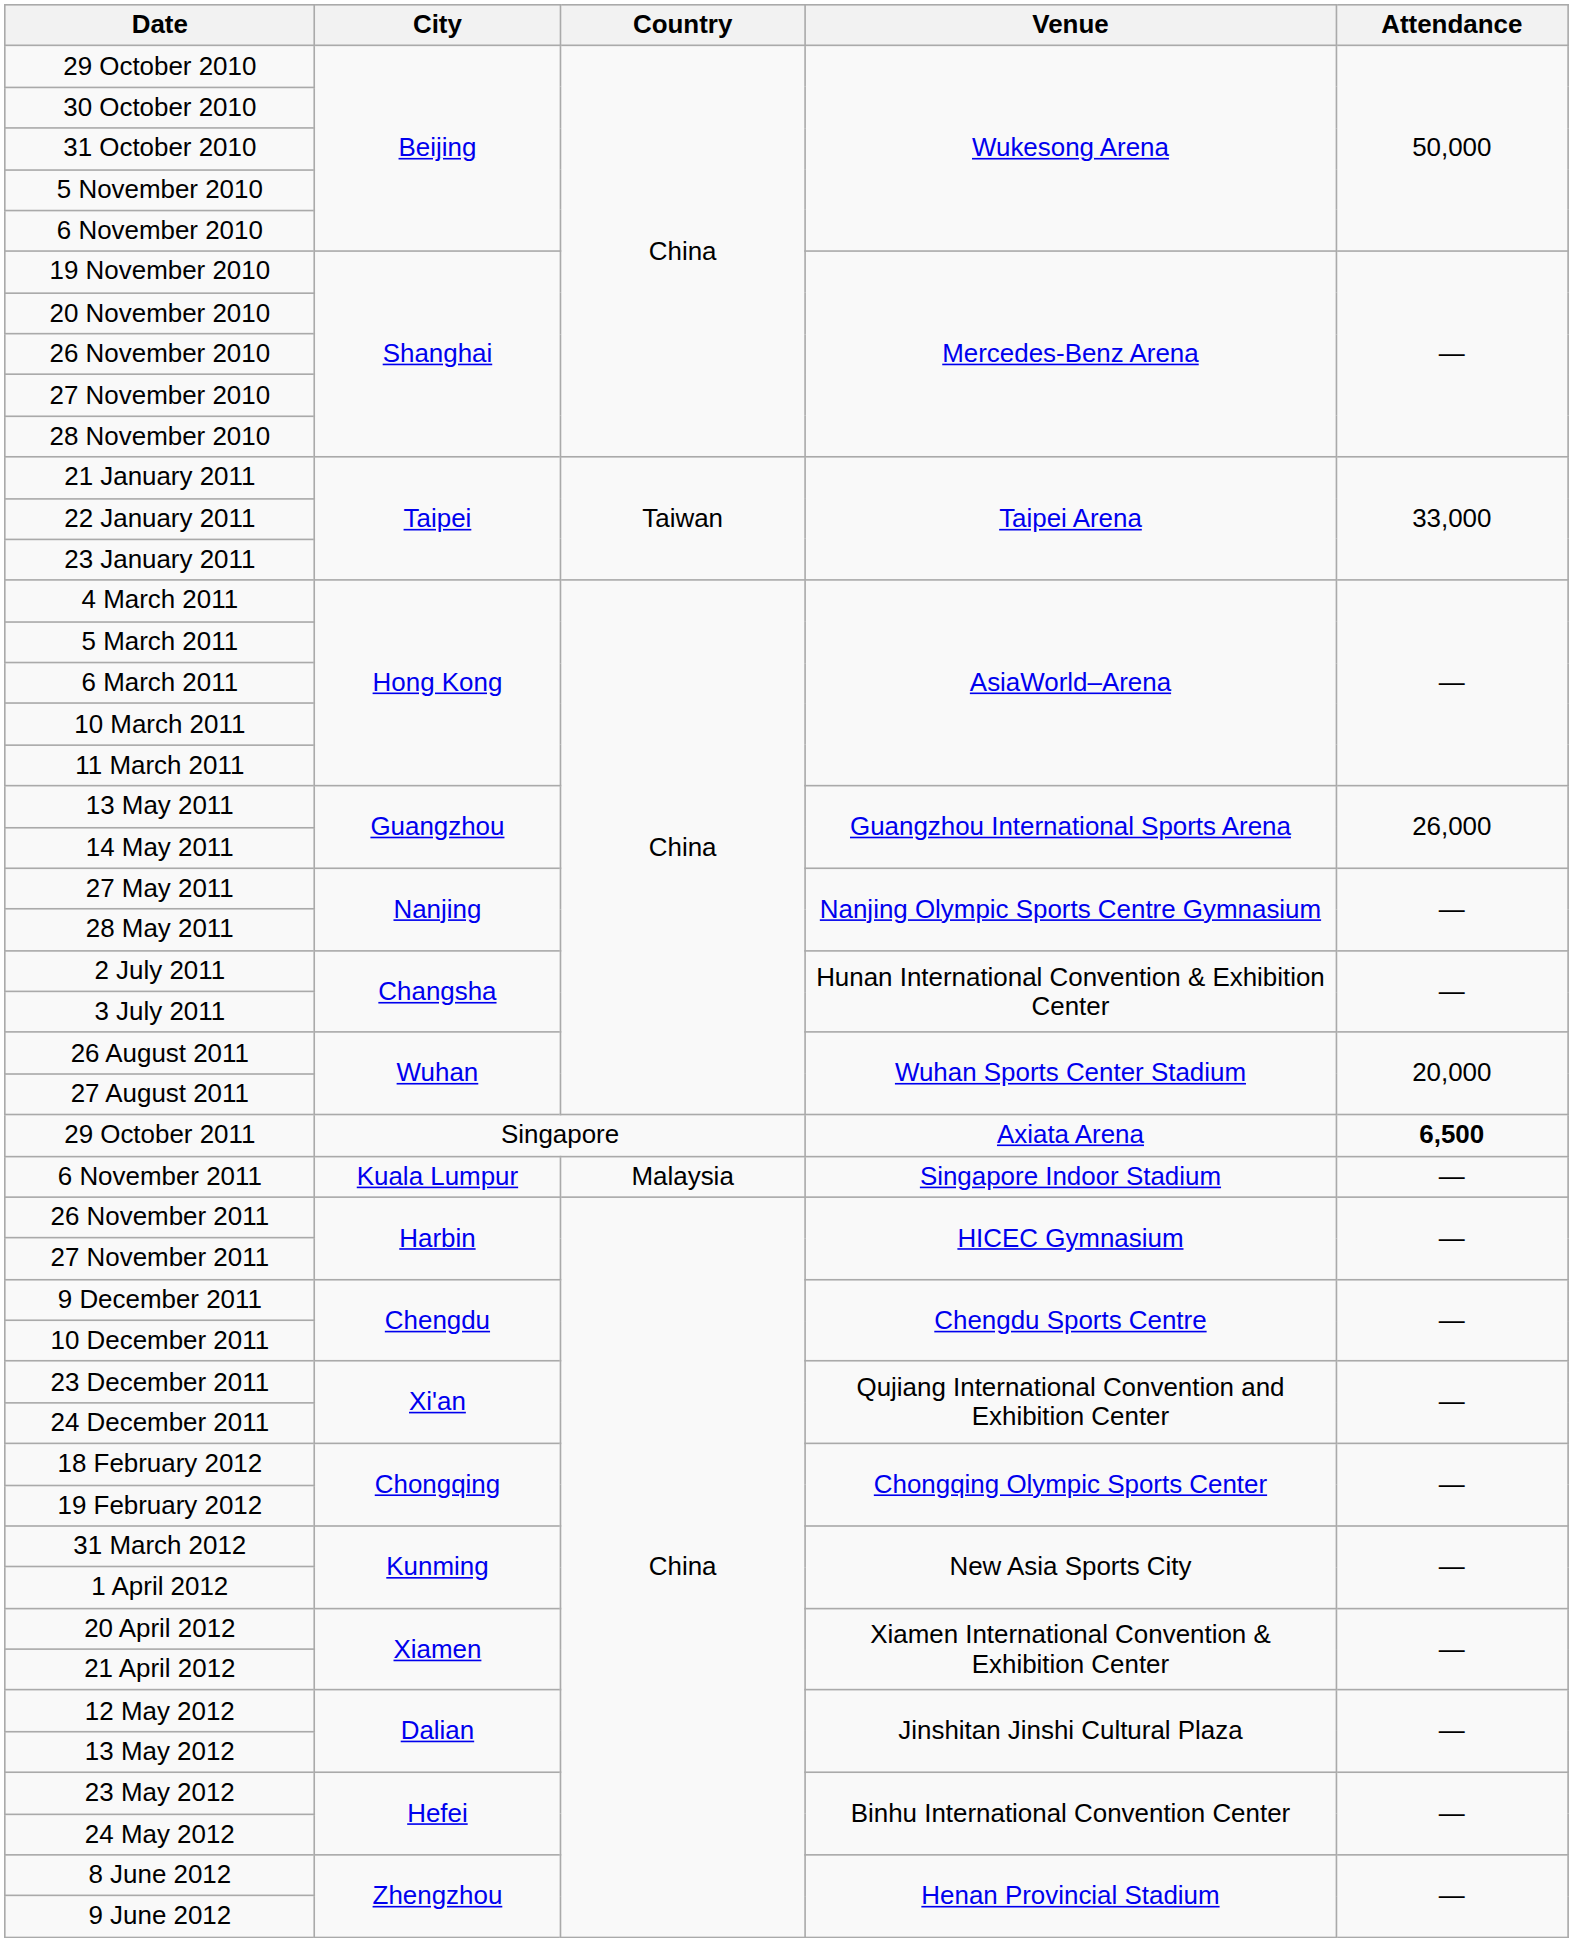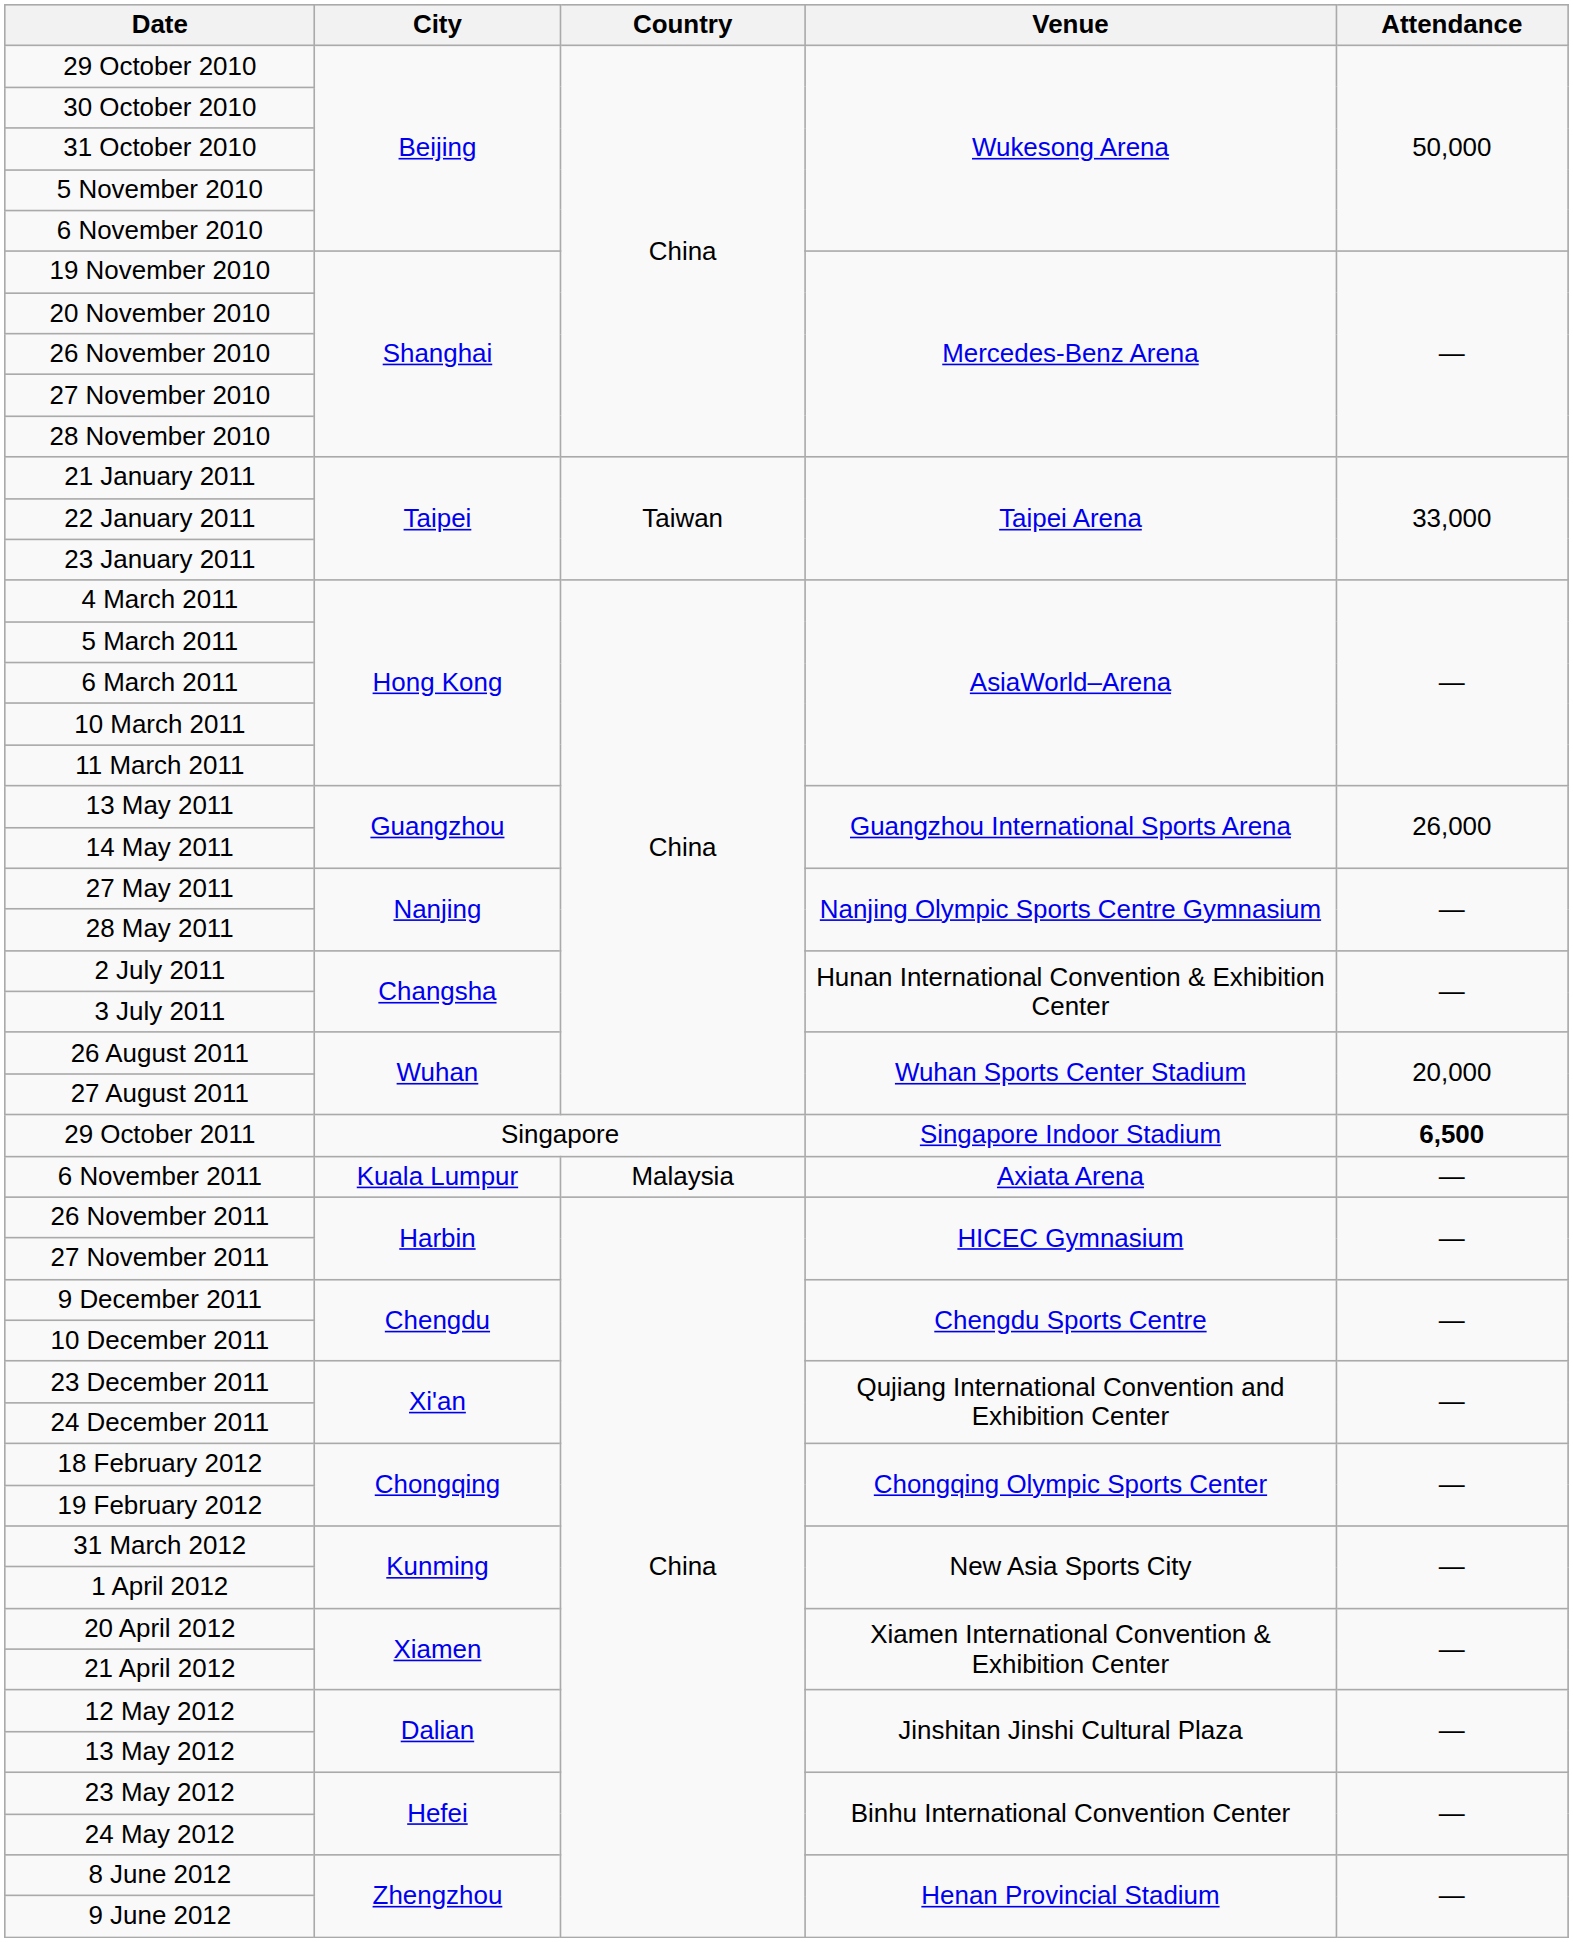(1070, 1134) Axiata Arena -> (1070, 1134) Singapore Indoor Stadium
(1070, 1176) Singapore Indoor Stadium -> (1070, 1176) Axiata Arena
